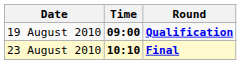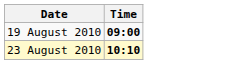- column: (189, 14)
